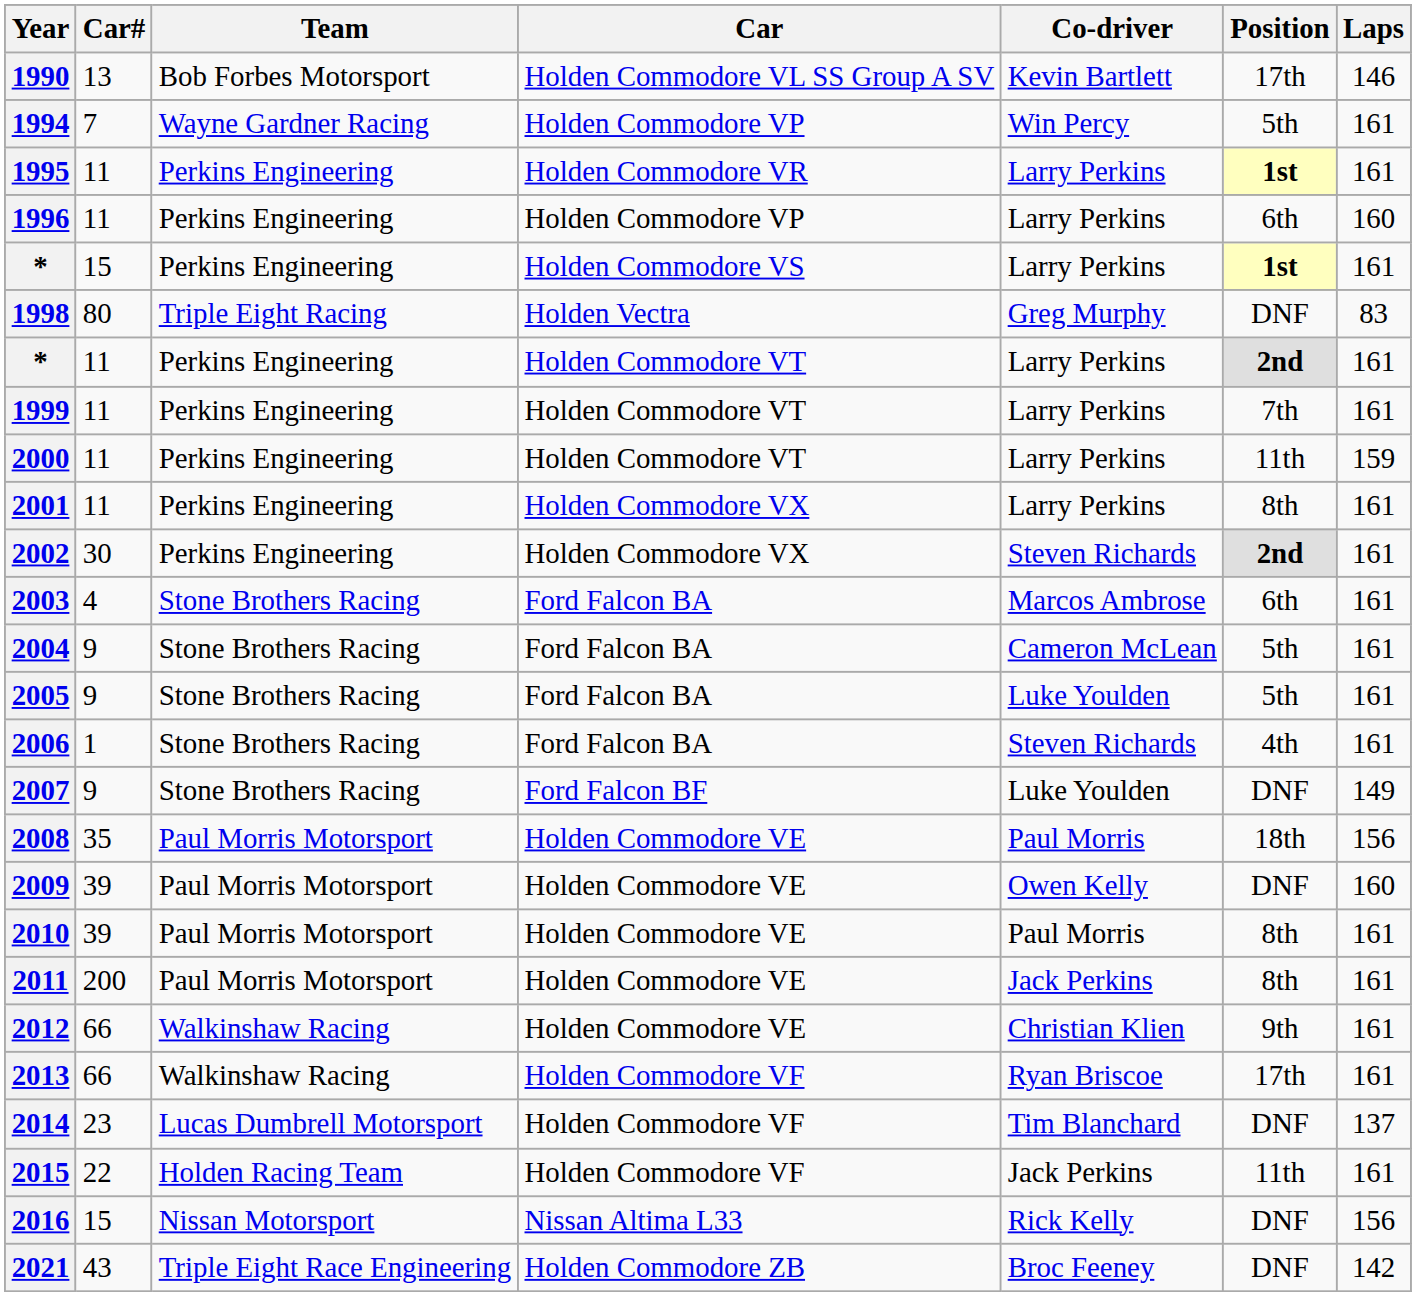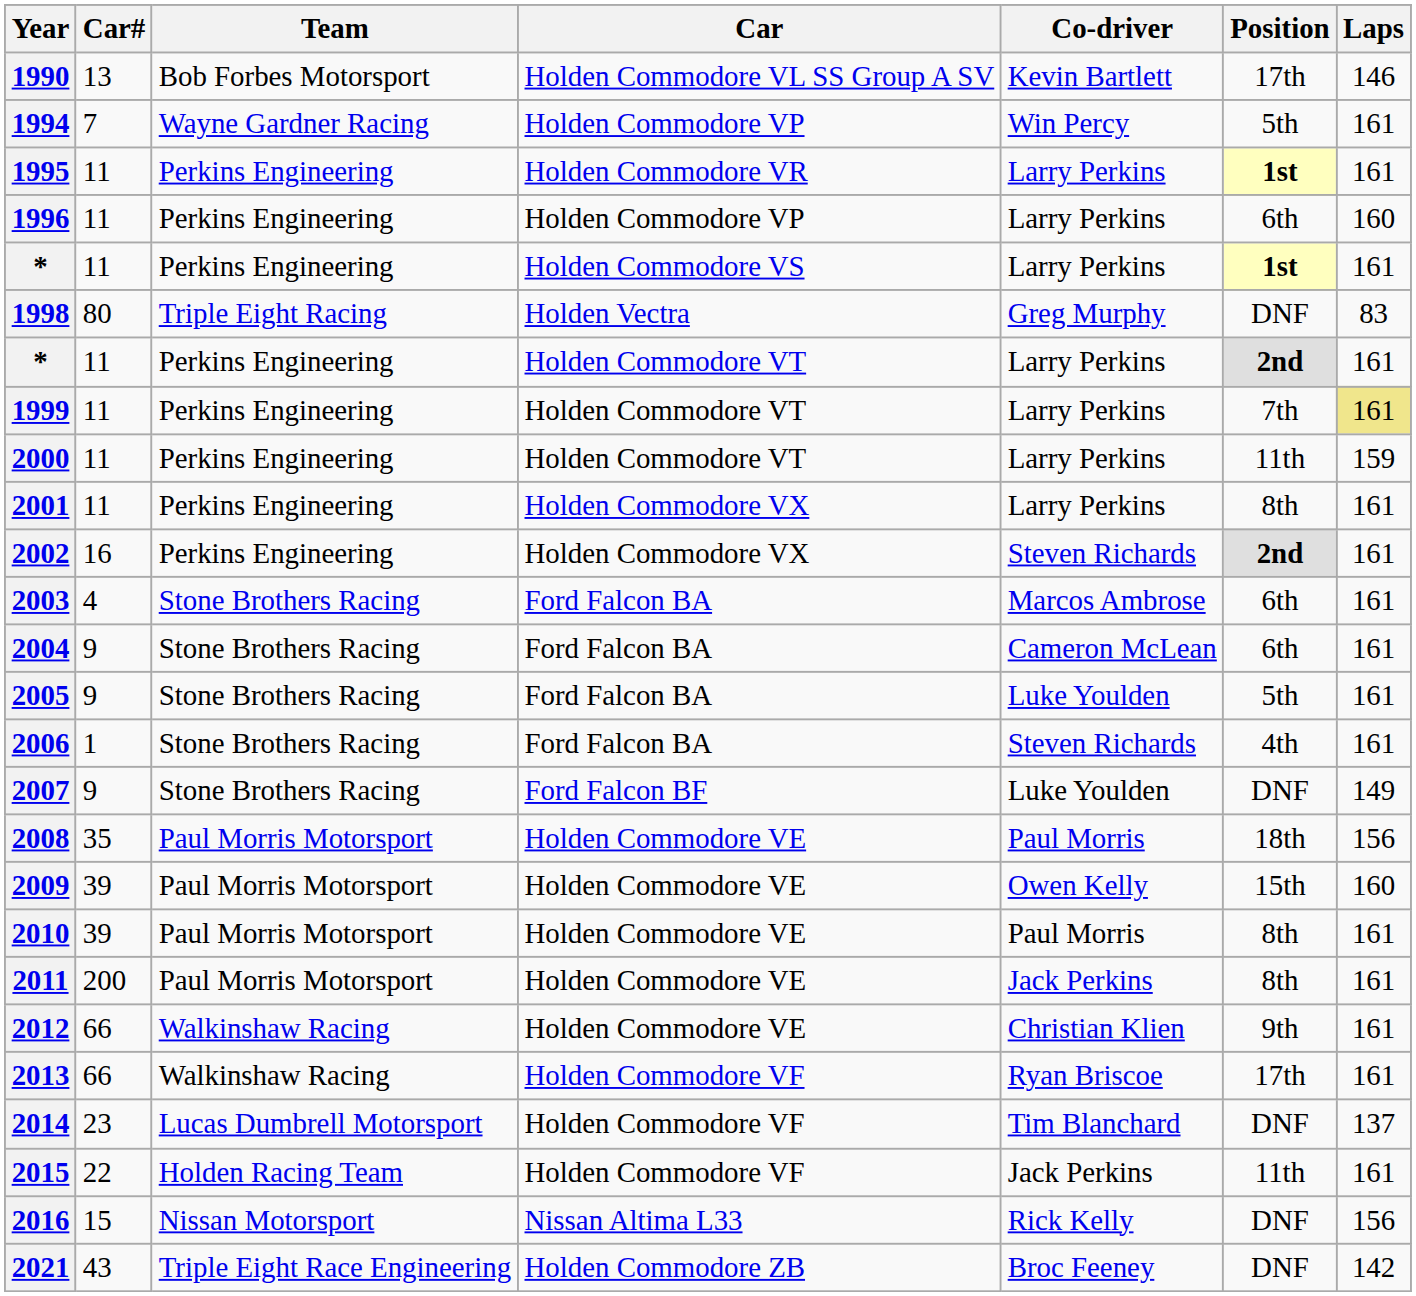(97, 266) 15 -> (97, 266) 11
(1374, 409) no background -> (1374, 409) khaki background
(97, 552) 30 -> (97, 552) 16
(1280, 647) 5th -> (1280, 647) 6th
(1280, 885) DNF -> (1280, 885) 15th
